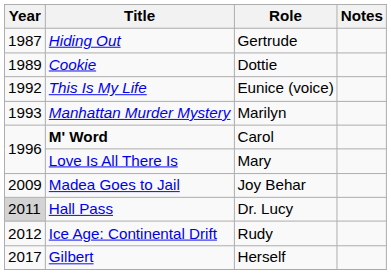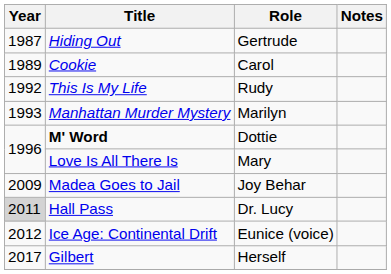(257, 64) Dottie -> (256, 64) Carol
(286, 88) Eunice (voice) -> (255, 88) Rudy
(256, 137) Carol -> (257, 137) Dottie
(255, 233) Rudy -> (286, 233) Eunice (voice)
